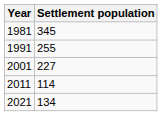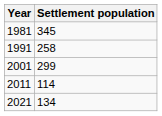(46, 48) 255 -> (46, 48) 258
(46, 66) 227 -> (46, 66) 299
